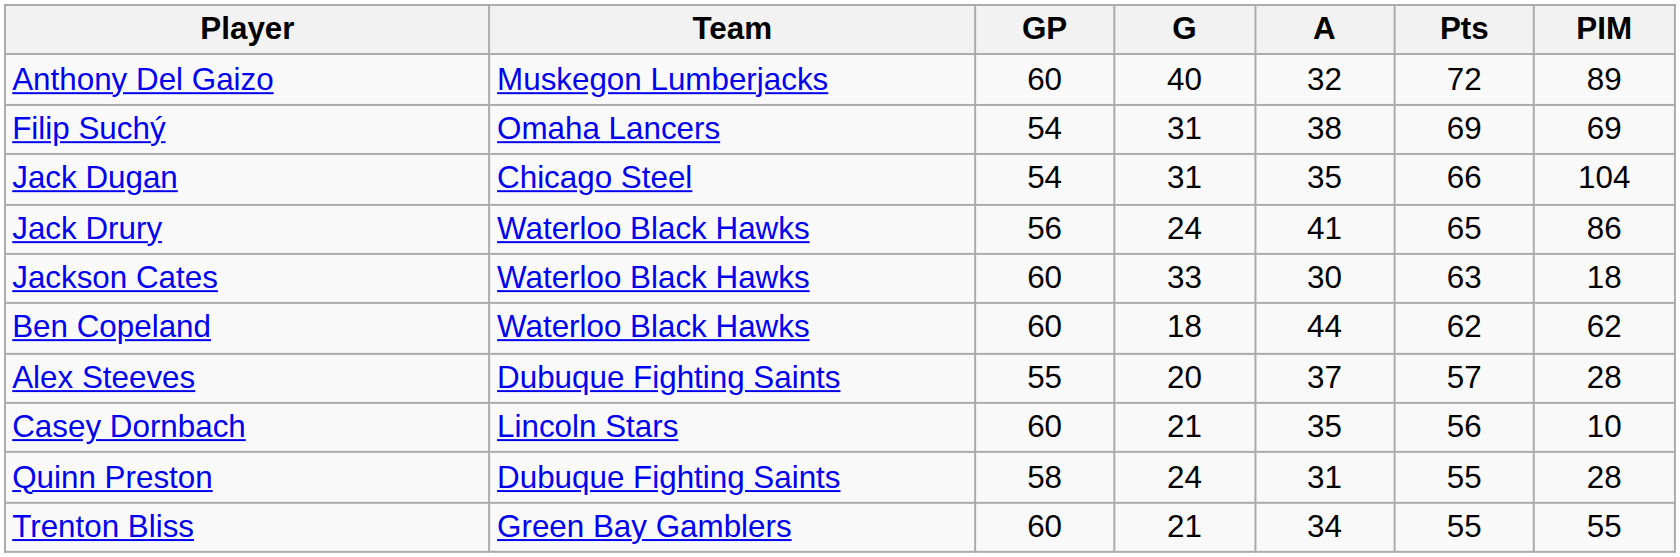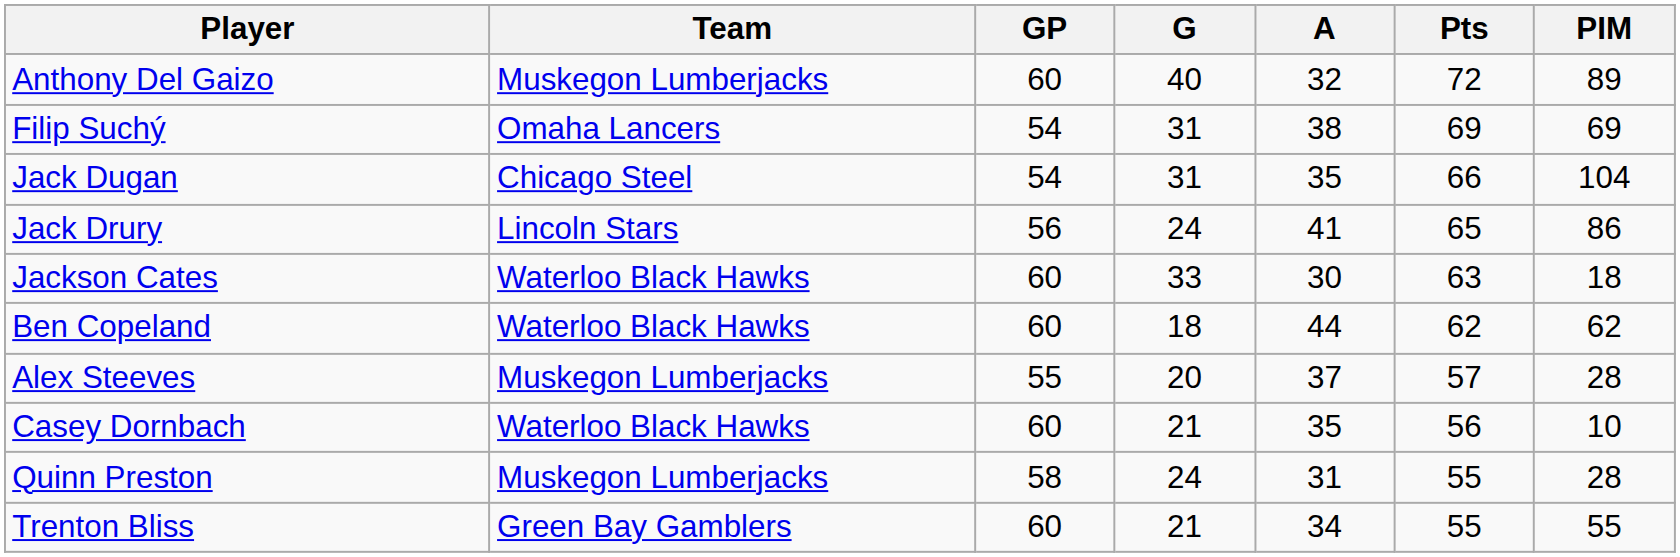(653, 228) Waterloo Black Hawks -> (588, 228) Lincoln Stars
(669, 377) Dubuque Fighting Saints -> (663, 377) Muskegon Lumberjacks
(588, 427) Lincoln Stars -> (653, 427) Waterloo Black Hawks
(669, 476) Dubuque Fighting Saints -> (663, 476) Muskegon Lumberjacks
